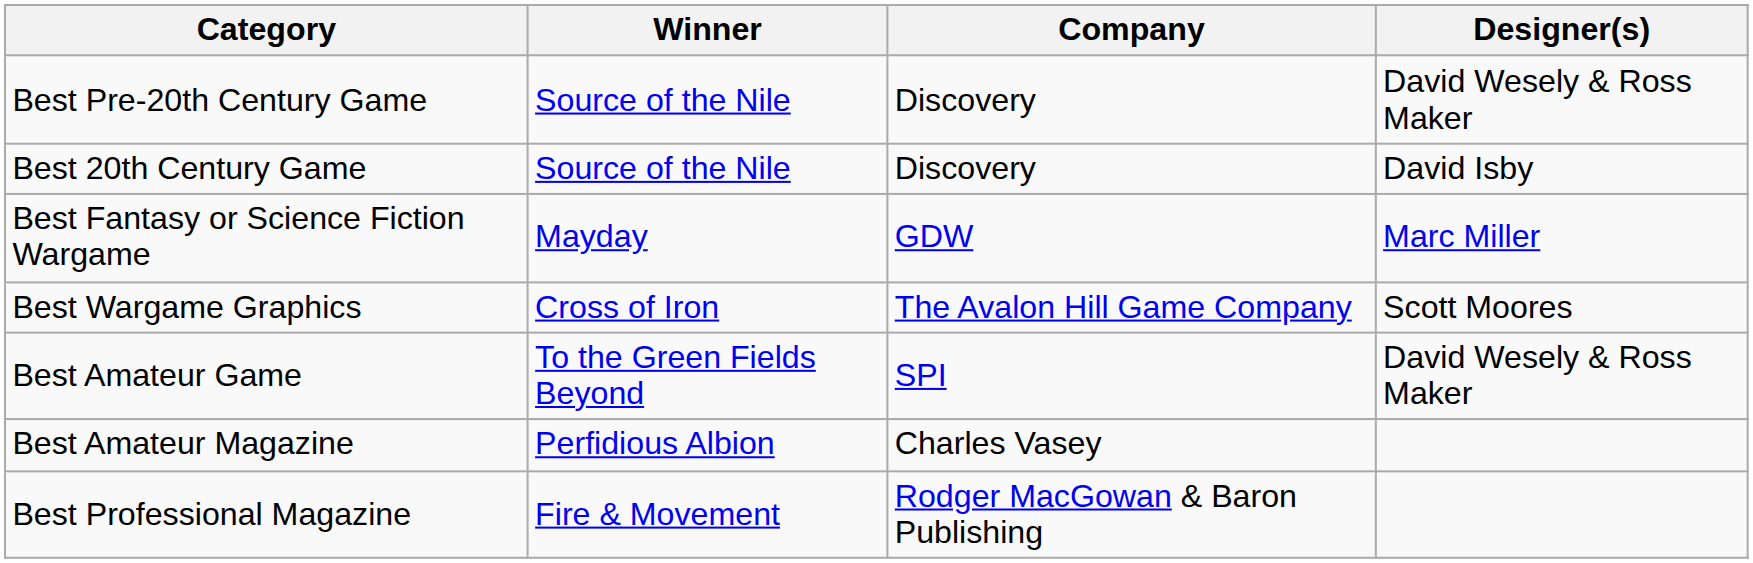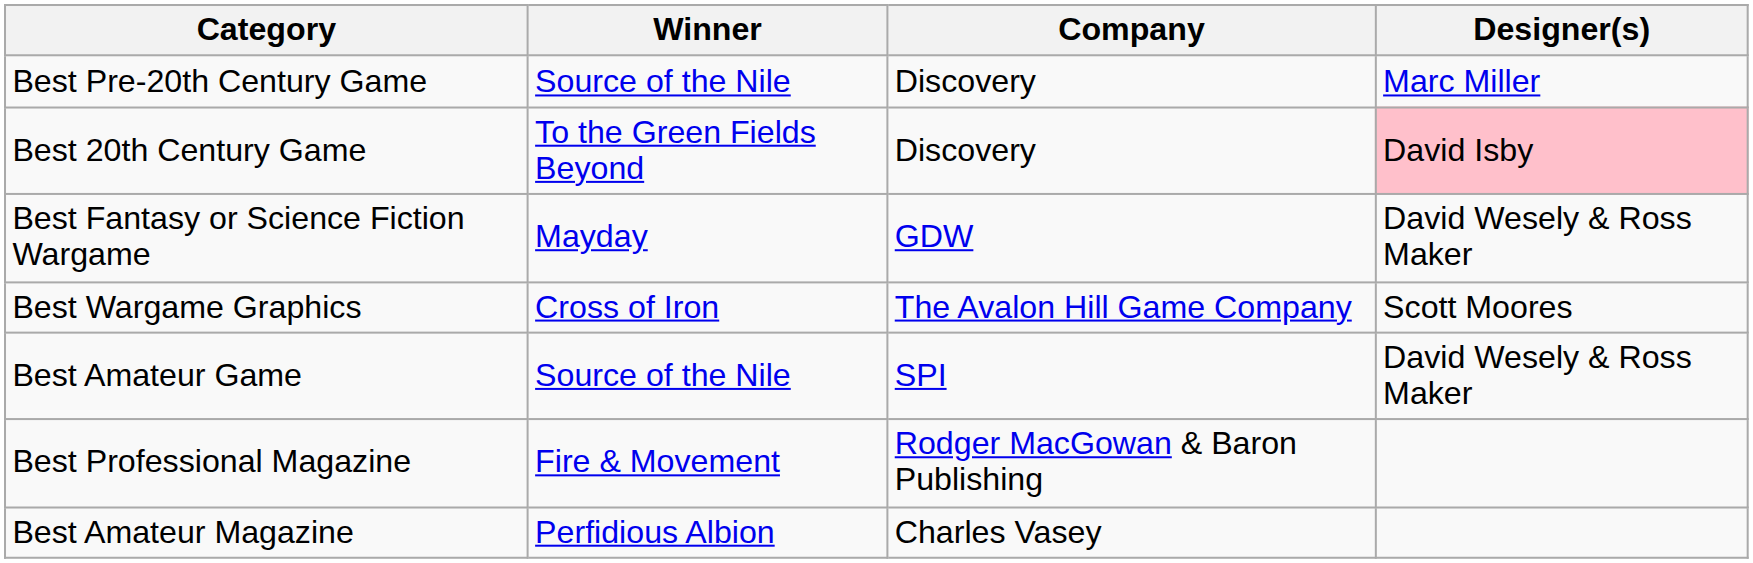(1537, 99) David Wesely & Ross Maker -> (1462, 81) Marc Miller
(663, 168) Source of the Nile -> (675, 150) To the Green Fields Beyond
(1458, 168) no background -> (1458, 150) pink background
(1462, 237) Marc Miller -> (1537, 237) David Wesely & Ross Maker
(675, 375) To the Green Fields Beyond -> (663, 375) Source of the Nile
rows swapped: (212, 513) <-> (183, 444)
